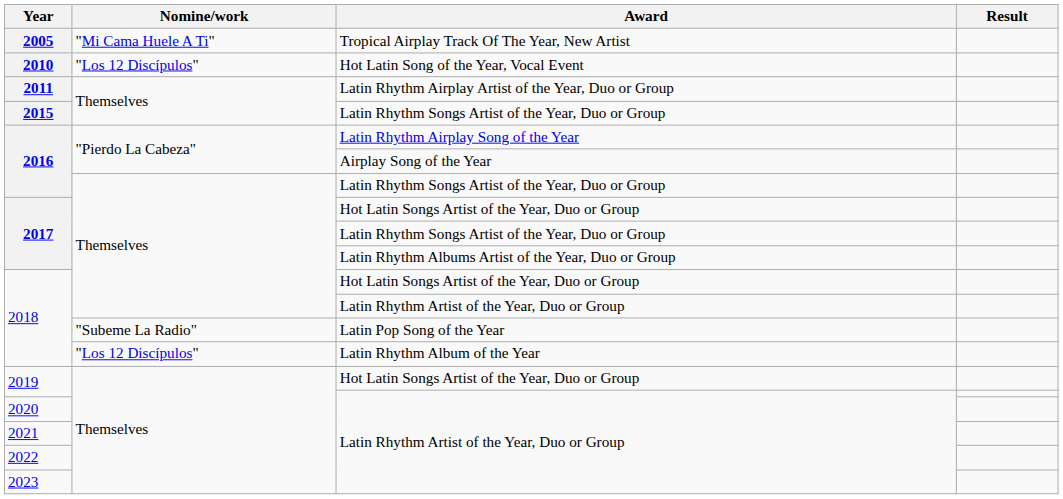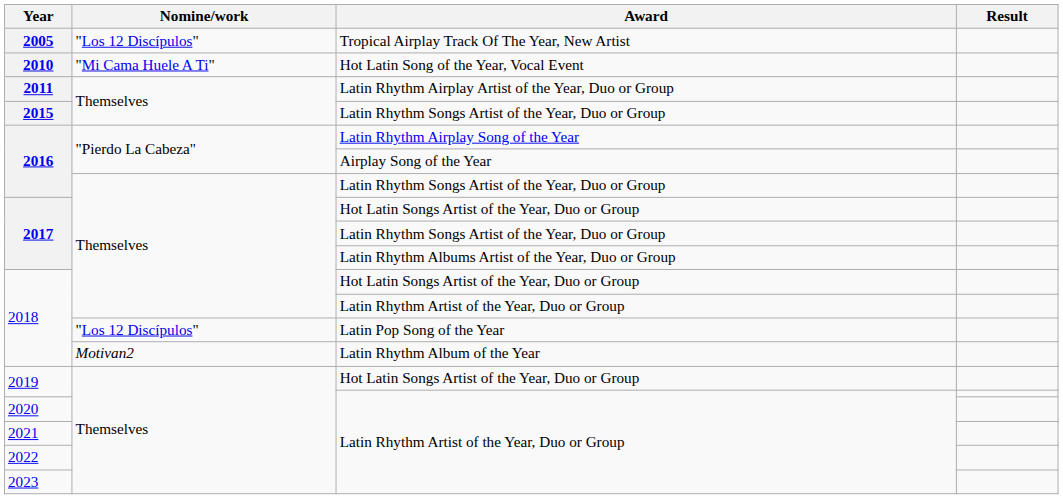(145, 40) "Mi Cama Huele A Ti" -> (137, 40) "Los 12 Discípulos"
(137, 64) "Los 12 Discípulos" -> (145, 64) "Mi Cama Huele A Ti"
(136, 329) "Subeme La Radio" -> (137, 329) "Los 12 Discípulos"
(137, 354) "Los 12 Discípulos" -> (105, 354) Motivan2
